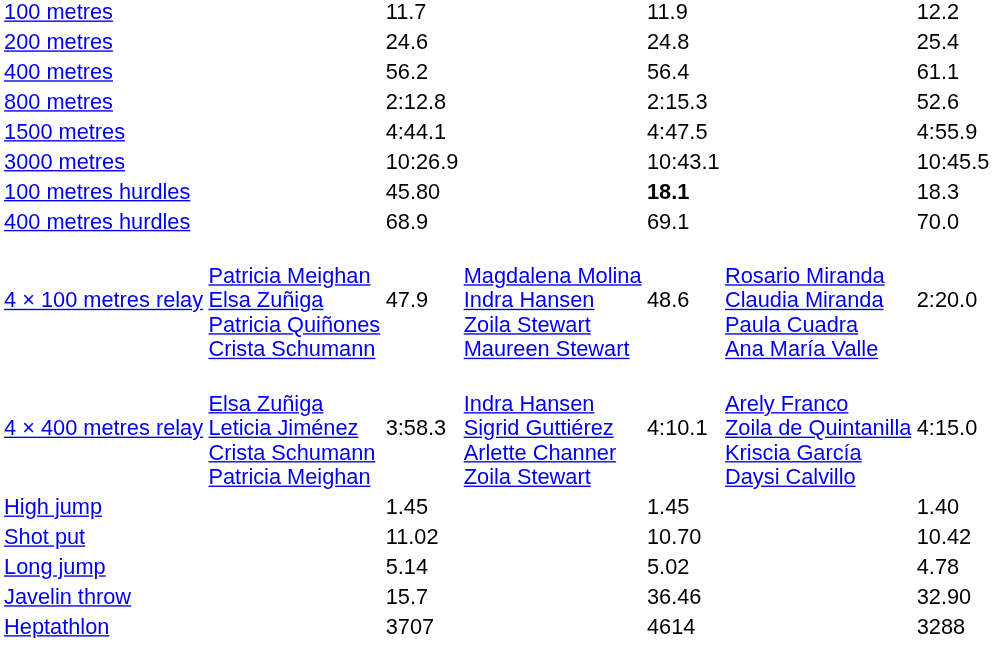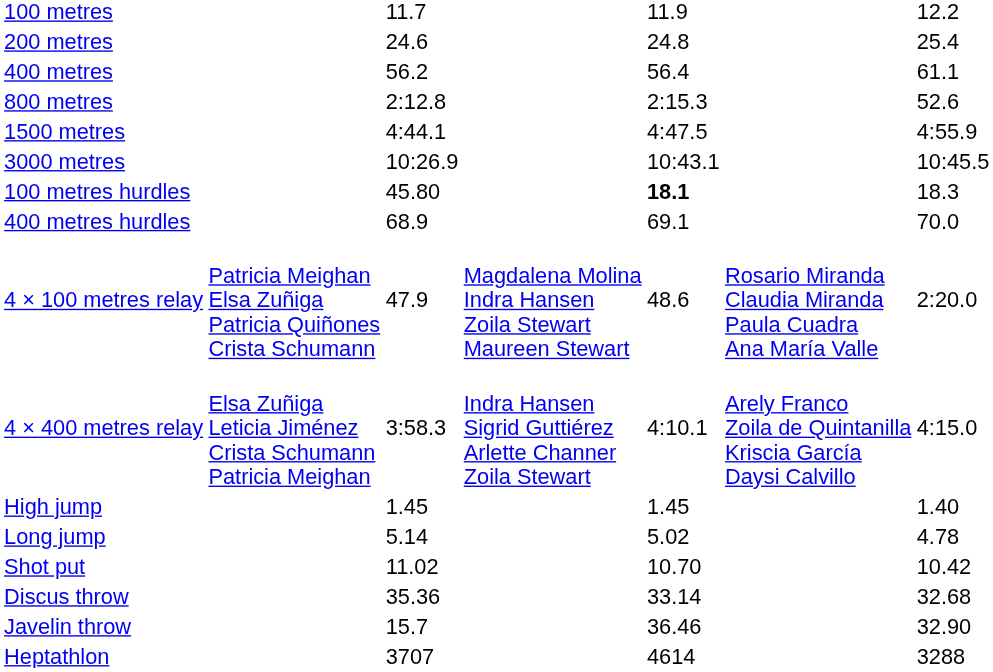rows swapped: (55, 567) <-> (45, 537)
+ row: (66, 596)
